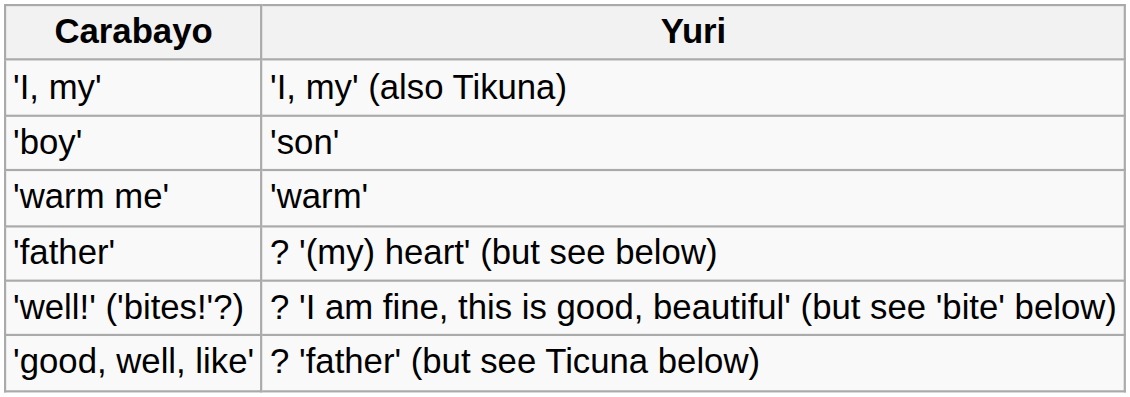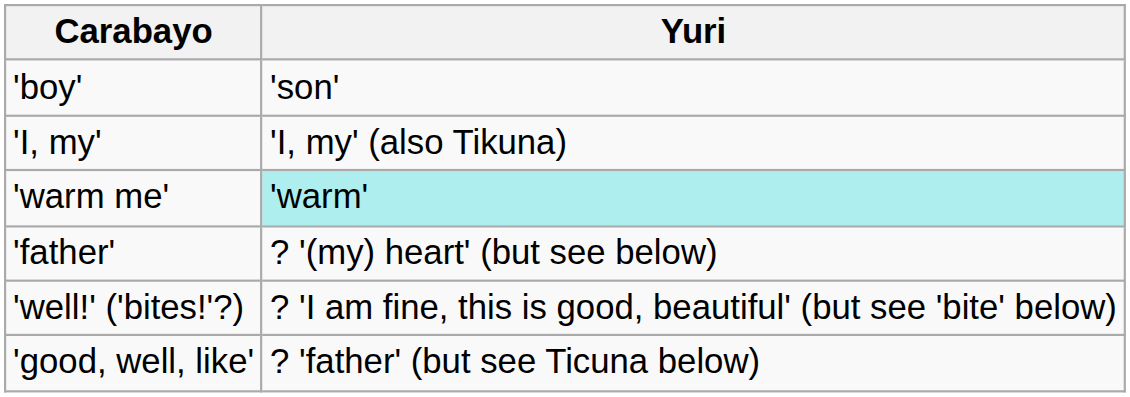rows swapped: (57, 87) <-> (48, 142)
(319, 197) no background -> (319, 197) paleturquoise background
